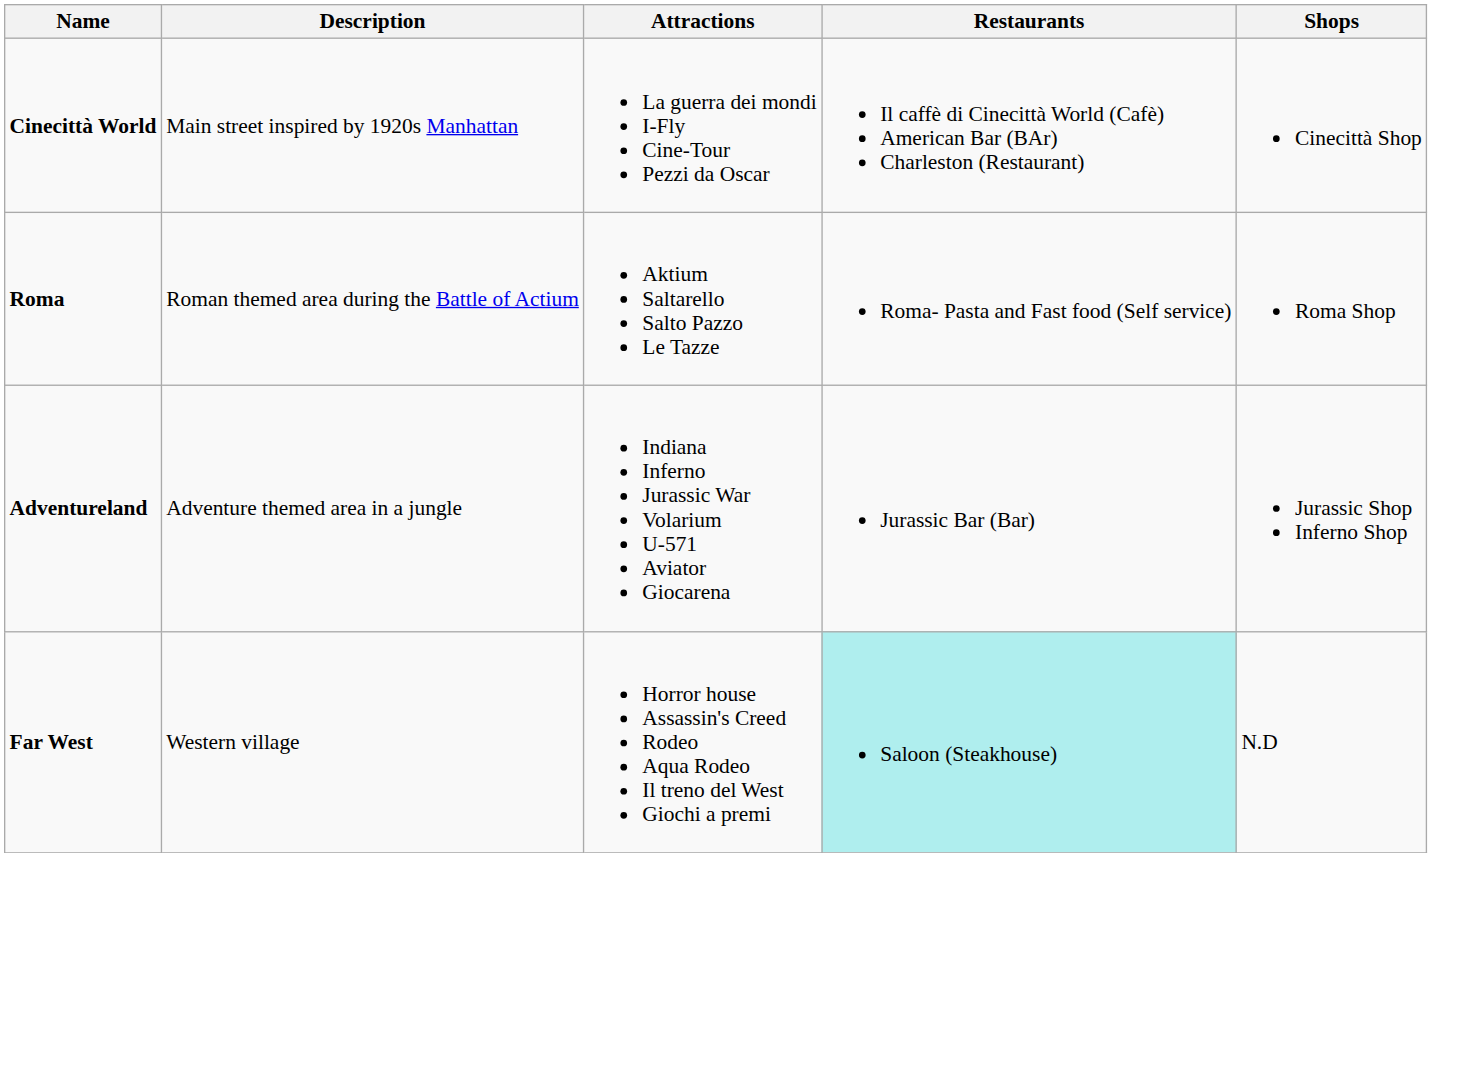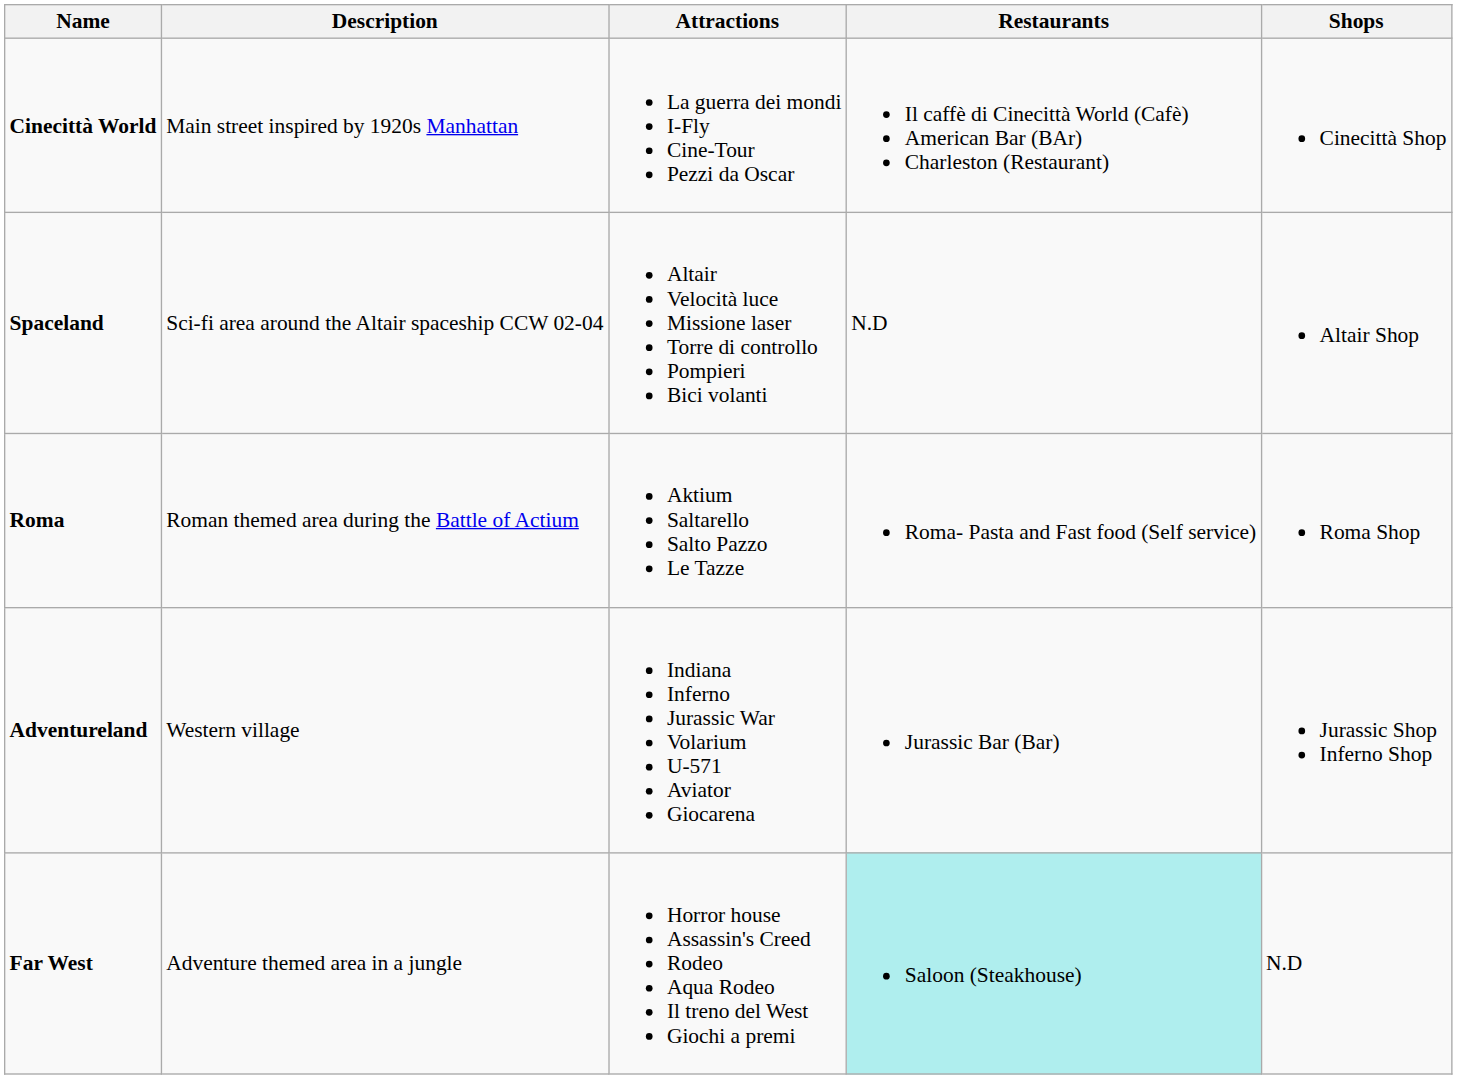+ row: (57, 322)
(314, 508) Adventure themed area in a jungle -> (233, 729) Western village
(233, 741) Western village -> (314, 963) Adventure themed area in a jungle
